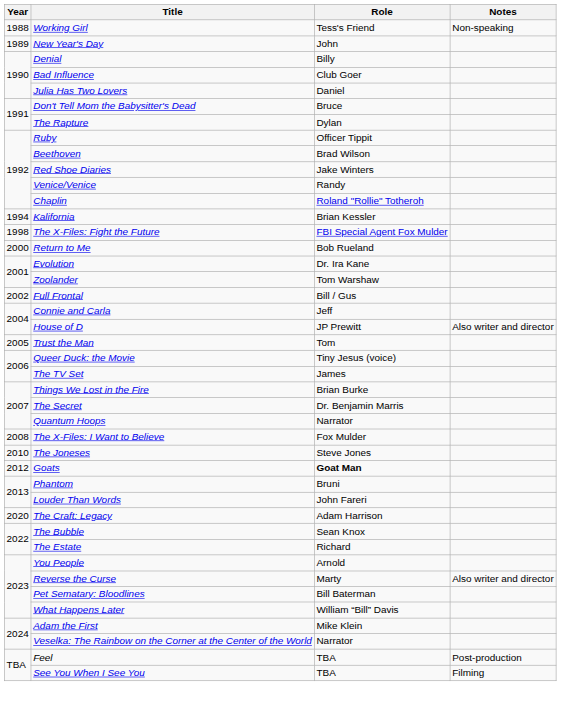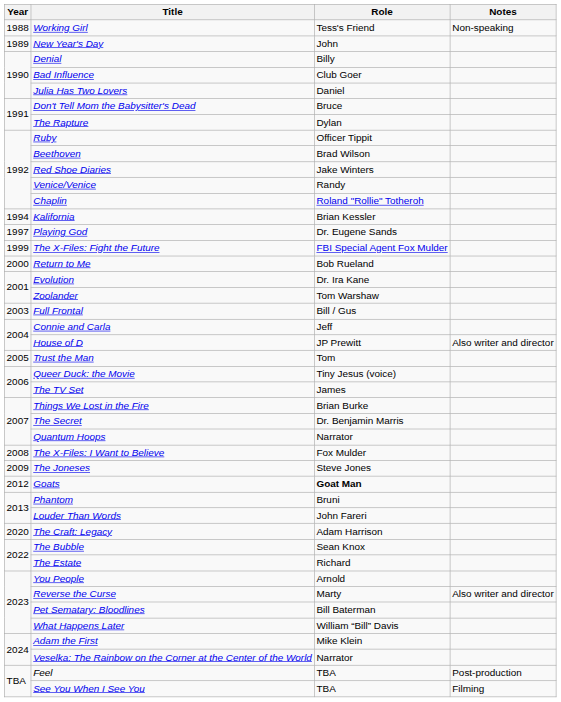+ row: (60, 232)
(18, 232) 1998 -> (18, 248) 1999
(18, 295) 2002 -> (18, 311) 2003
(18, 452) 2010 -> (18, 468) 2009
